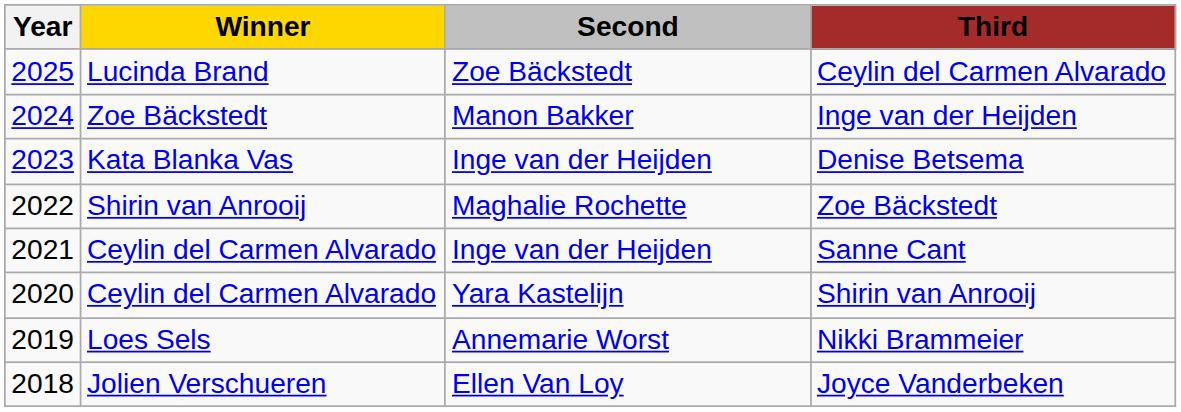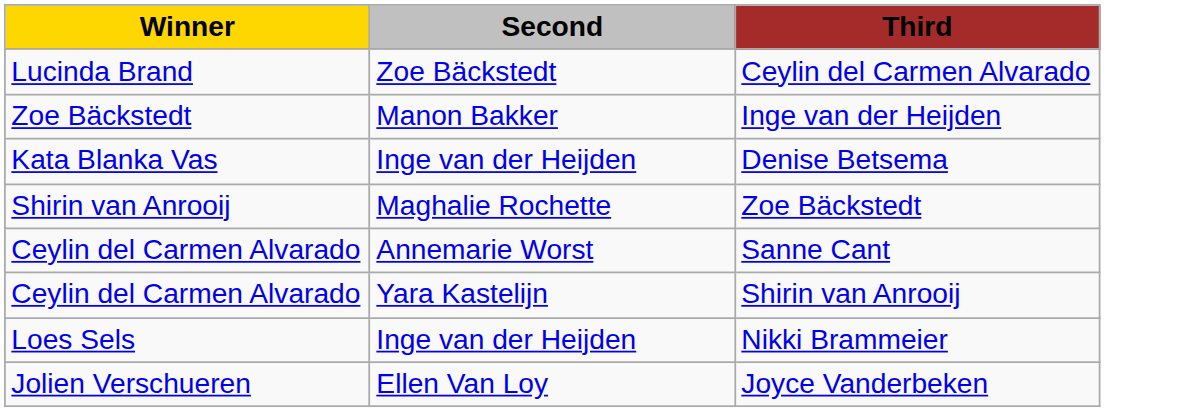- column: (43, 26)
(582, 250) Inge van der Heijden -> (485, 250) Annemarie Worst
(560, 339) Annemarie Worst -> (506, 339) Inge van der Heijden
